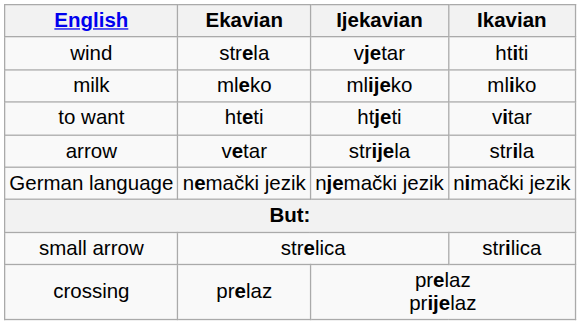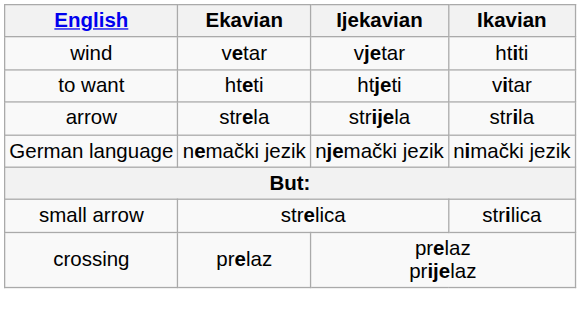(244, 53) strela -> (244, 53) vetar
- row: (91, 85)
(244, 150) vetar -> (244, 118) strela
